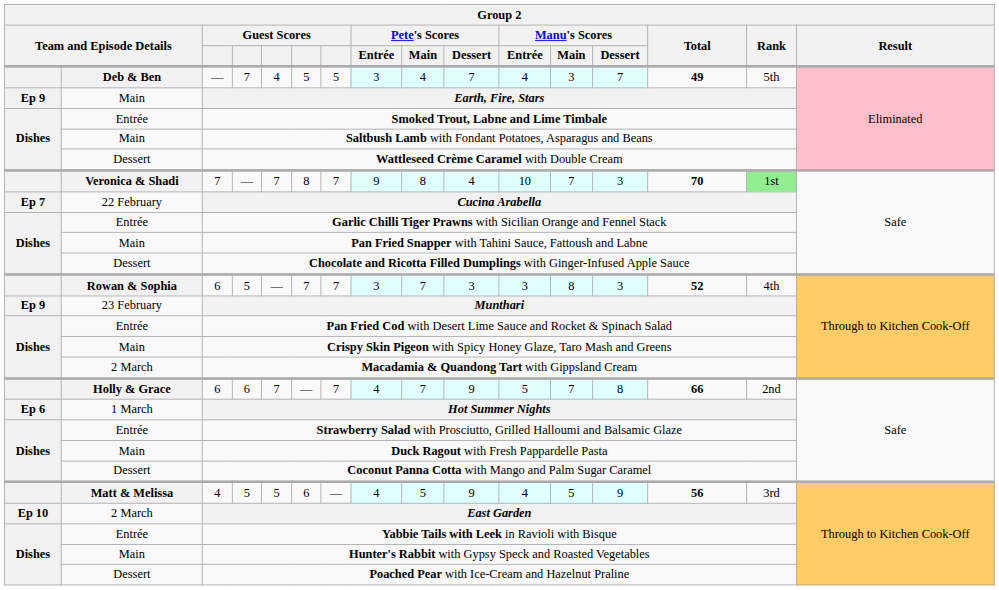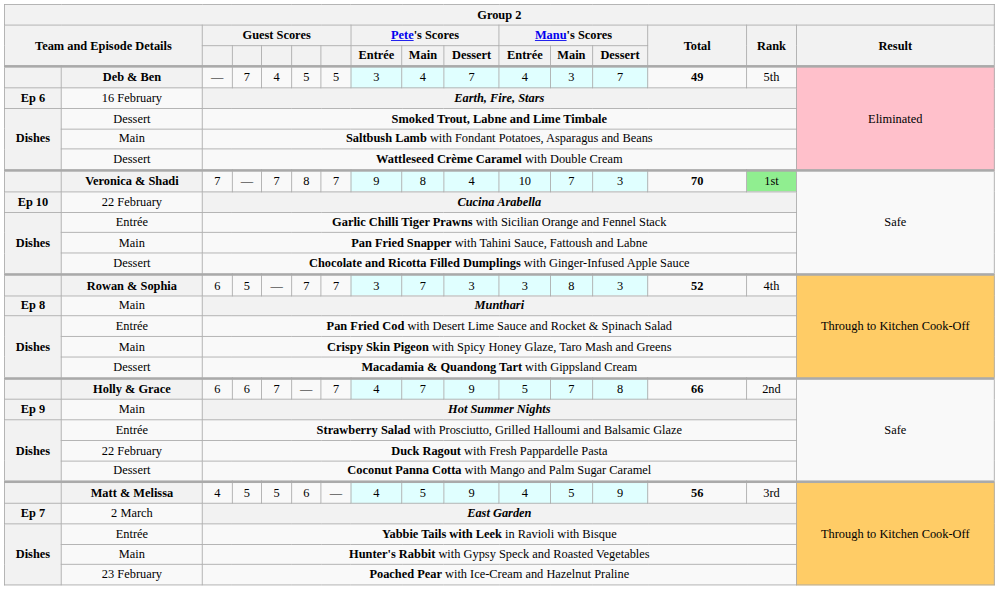(33, 98) Ep 9 -> (33, 98) Ep 6
(132, 98) Main -> (132, 98) 16 February
(132, 118) Entrée -> (132, 118) Dessert
(33, 202) Ep 7 -> (33, 202) Ep 10
(33, 306) Ep 9 -> (33, 306) Ep 8
(132, 306) 23 February -> (132, 306) Main
(132, 367) 2 March -> (132, 367) Dessert
(33, 410) Ep 6 -> (33, 410) Ep 9
(132, 410) 1 March -> (132, 410) Main
(132, 450) Main -> (132, 450) 22 February
(33, 513) Ep 10 -> (33, 513) Ep 7
(132, 575) Dessert -> (132, 575) 23 February
